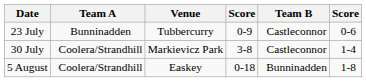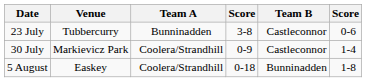columns swapped: (185, 13) <-> (98, 13)
(242, 31) 0-9 -> (242, 31) 3-8
(242, 49) 3-8 -> (242, 49) 0-9
